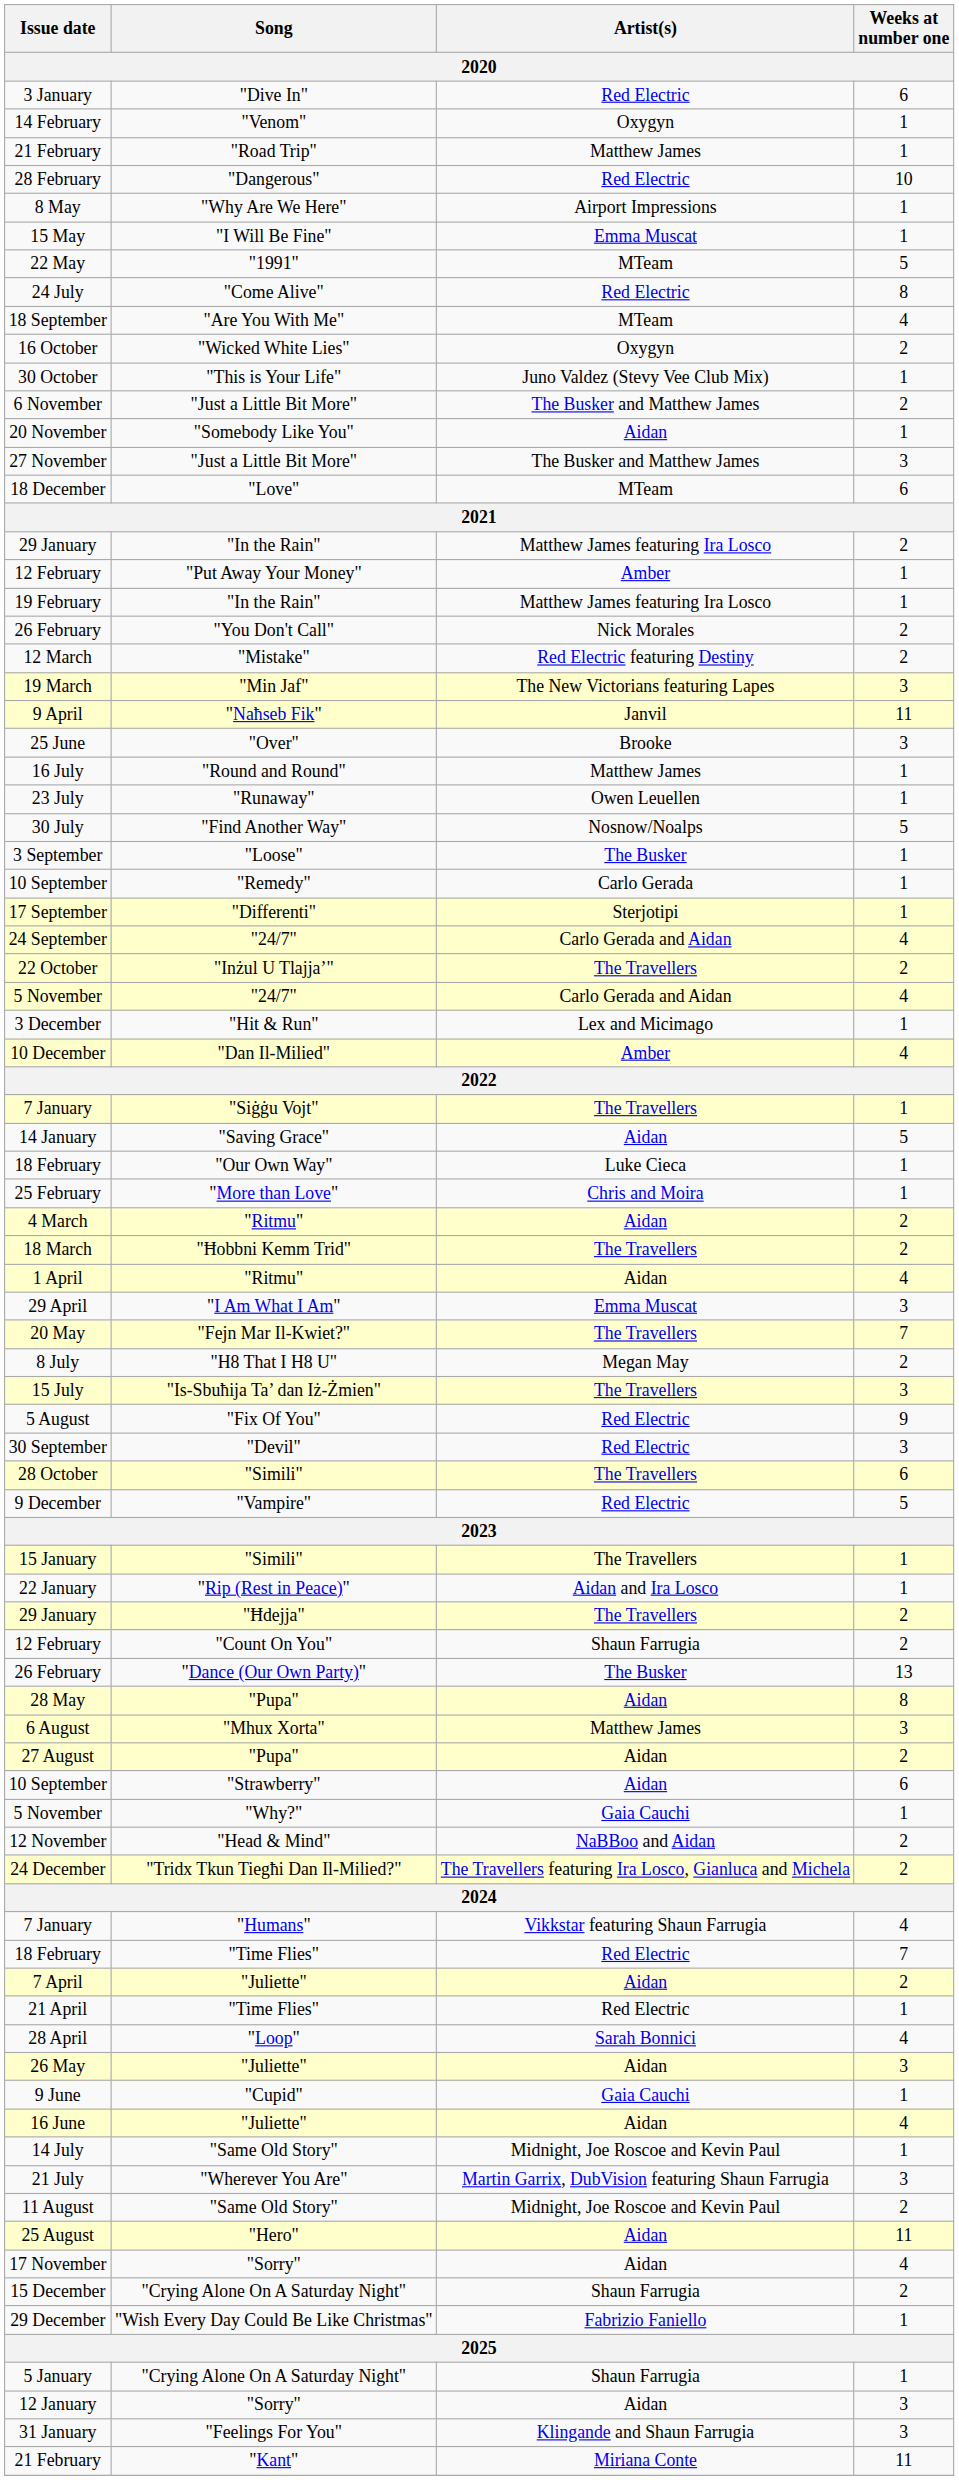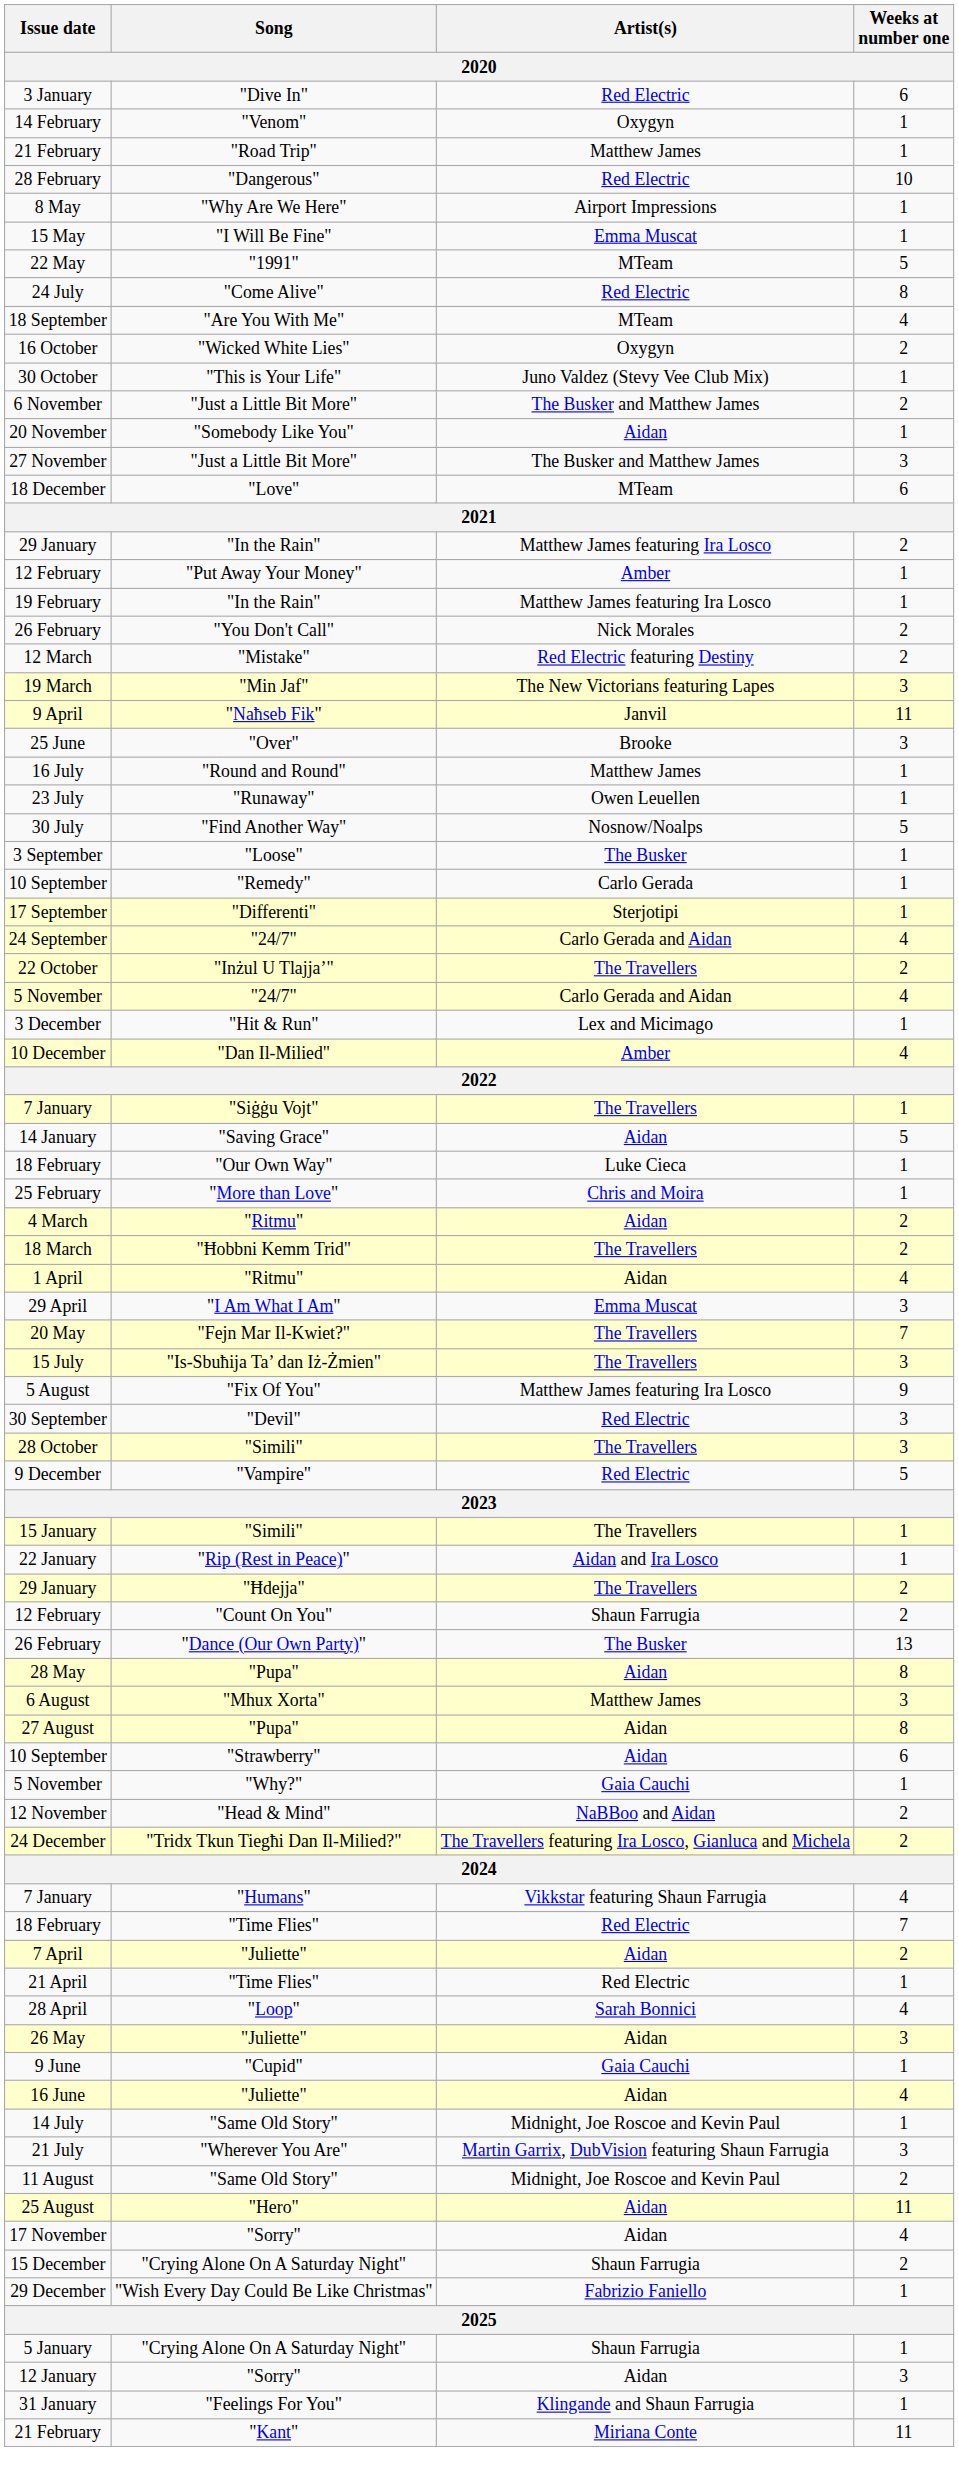- row: (58, 1362)
(645, 1418) Red Electric -> (645, 1390) Matthew James featuring Ira Losco
(904, 1475) 6 -> (904, 1446) 3
(904, 1756) 2 -> (904, 1728) 8
(904, 2432) 3 -> (904, 2404) 1
